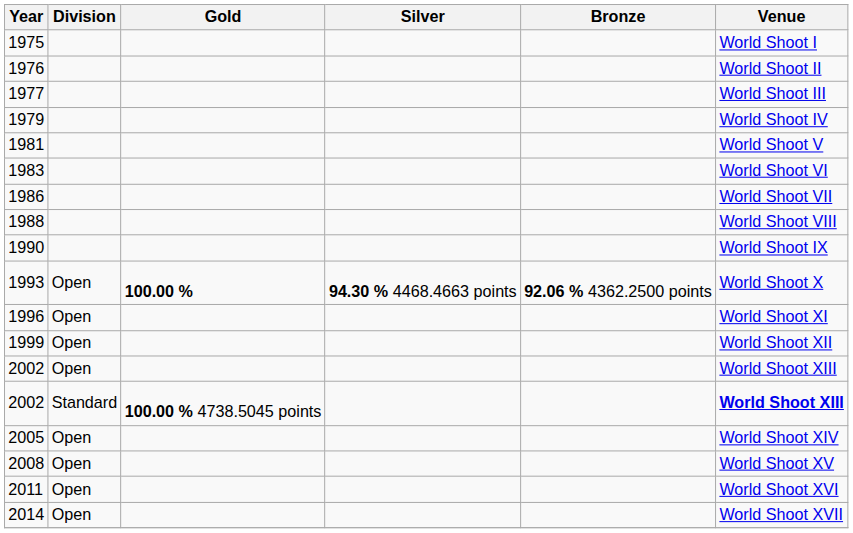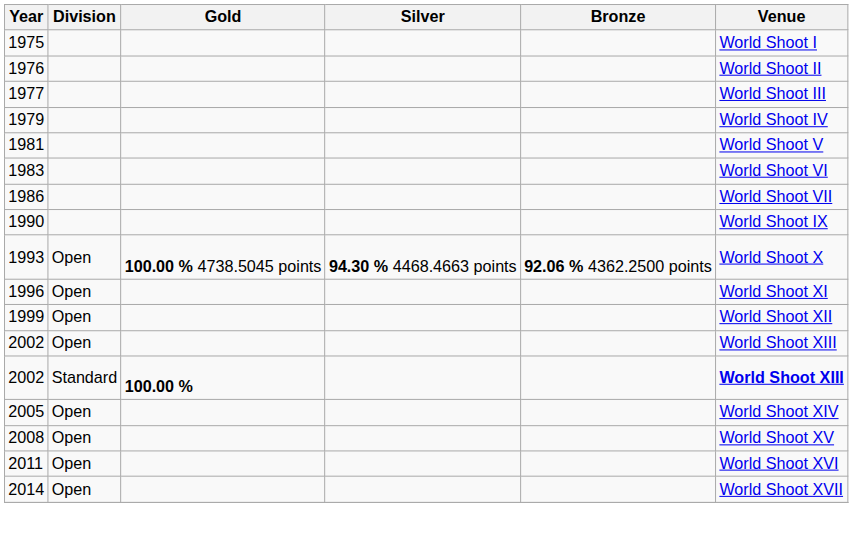- row: (26, 222)
(159, 291) 100.00 % -> (223, 266) 100.00 % 4738.5045 points
(223, 412) 100.00 % 4738.5045 points -> (159, 386) 100.00 %
